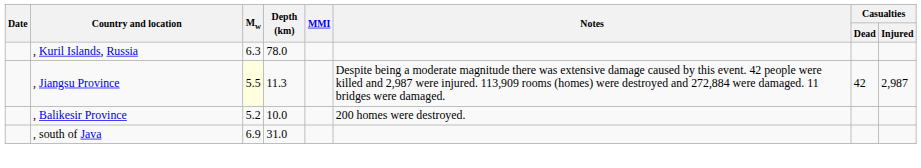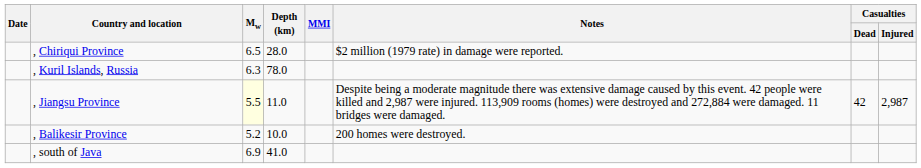+ row: (78, 51)
(277, 83) 11.3 -> (277, 102) 11.0
(277, 134) 31.0 -> (277, 153) 41.0
